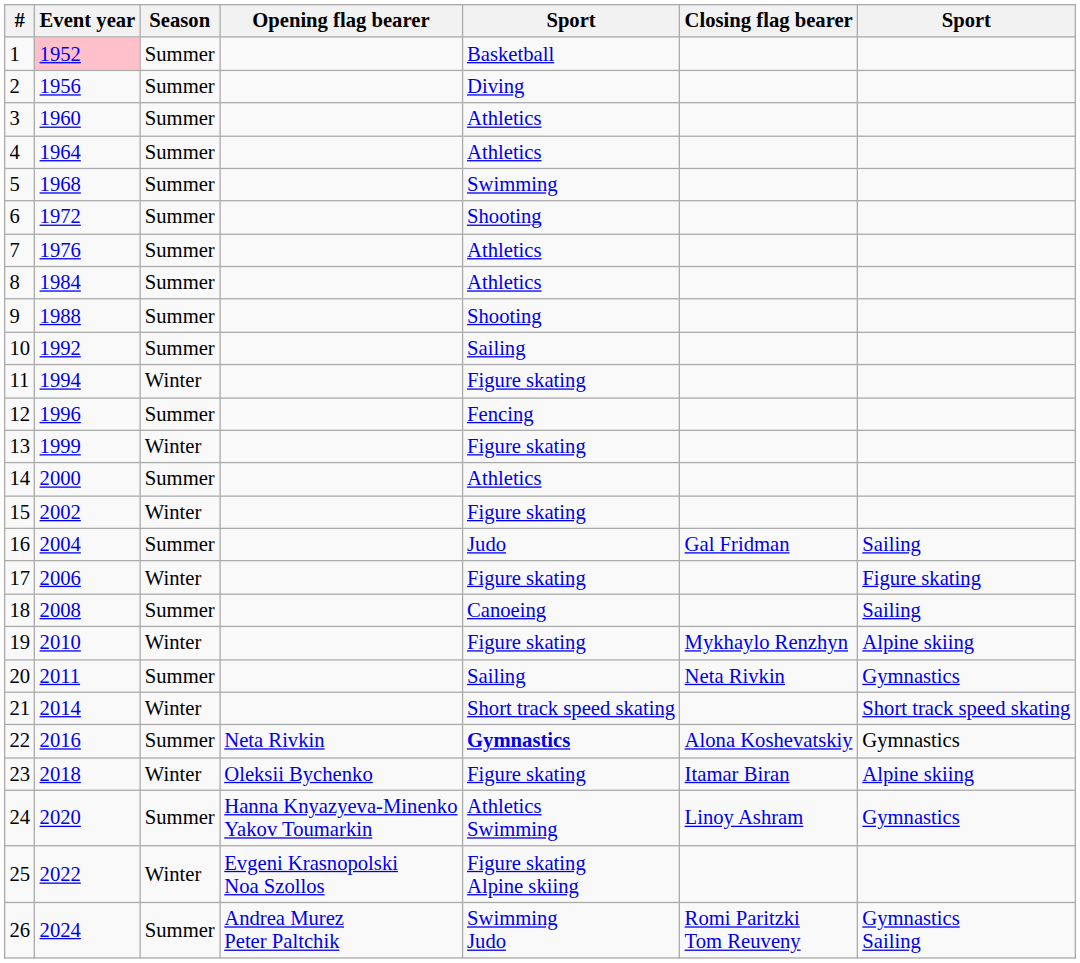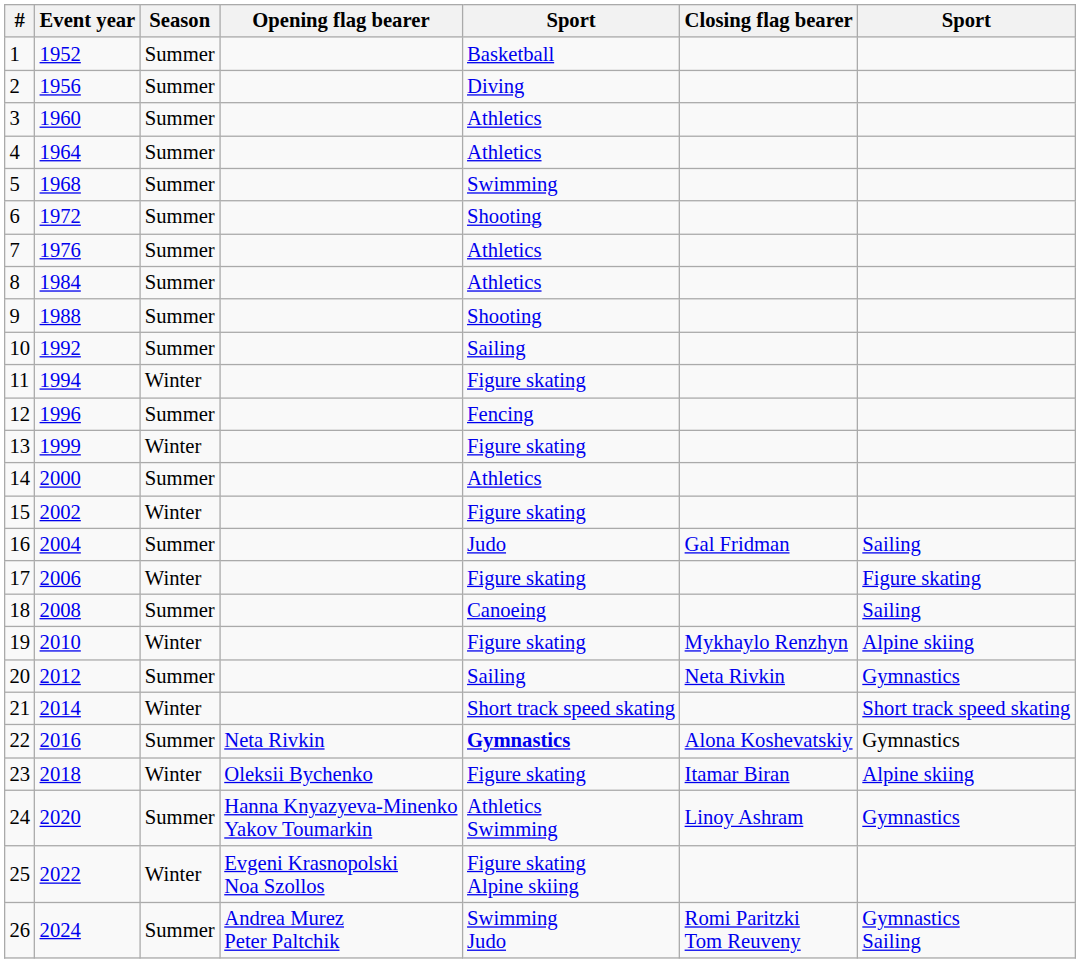(60, 53) pink background -> (60, 53) no background
(60, 675) 2011 -> (60, 675) 2012
